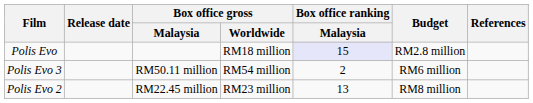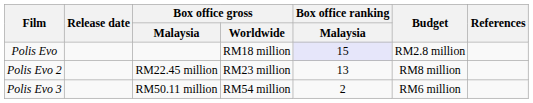rows swapped: (34, 88) <-> (34, 70)
